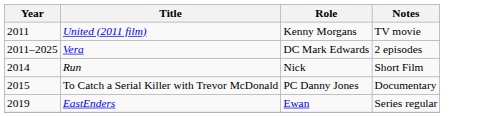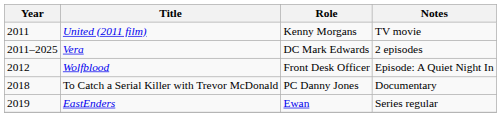+ row: (86, 67)
- row: (72, 67)
(18, 85) 2015 -> (18, 85) 2018
